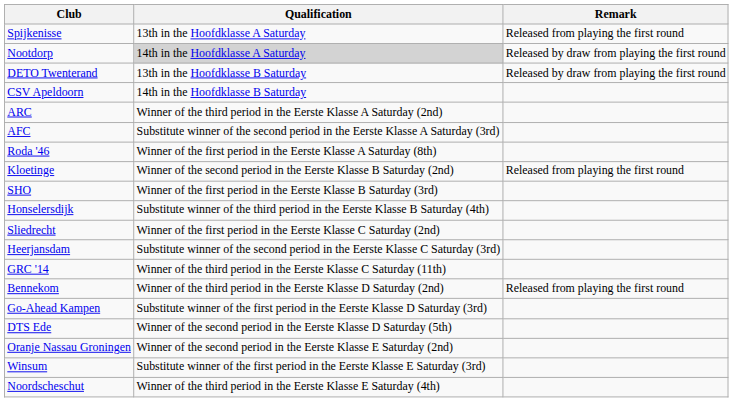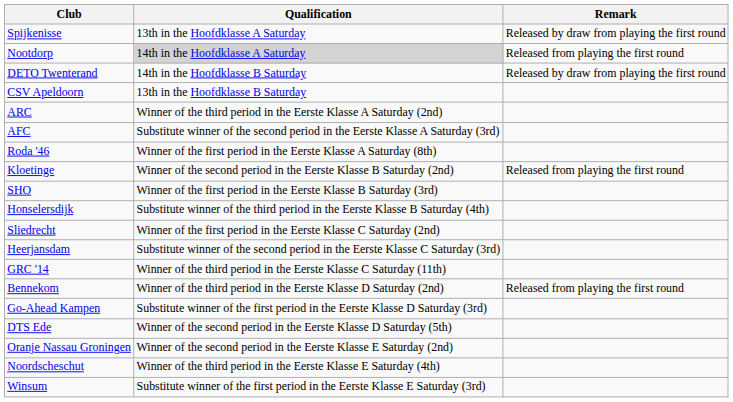(595, 33) Released from playing the first round -> (616, 33) Released by draw from playing the first round
(616, 53) Released by draw from playing the first round -> (595, 53) Released from playing the first round
(221, 72) 13th in the Hoofdklasse B Saturday -> (221, 72) 14th in the Hoofdklasse B Saturday
(221, 92) 14th in the Hoofdklasse B Saturday -> (221, 92) 13th in the Hoofdklasse B Saturday
rows swapped: (27, 367) <-> (46, 386)
